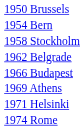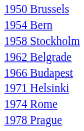- row: (33, 88)
+ row: (33, 120)
